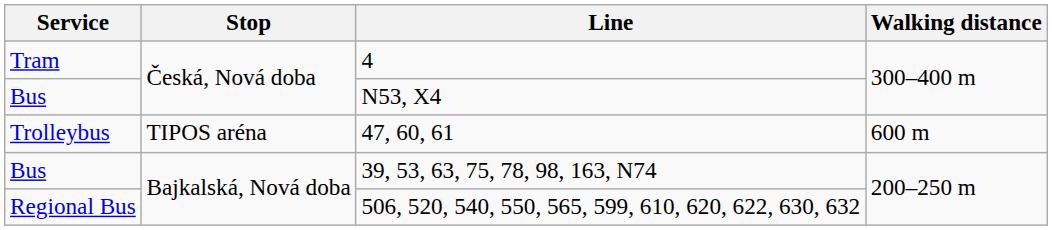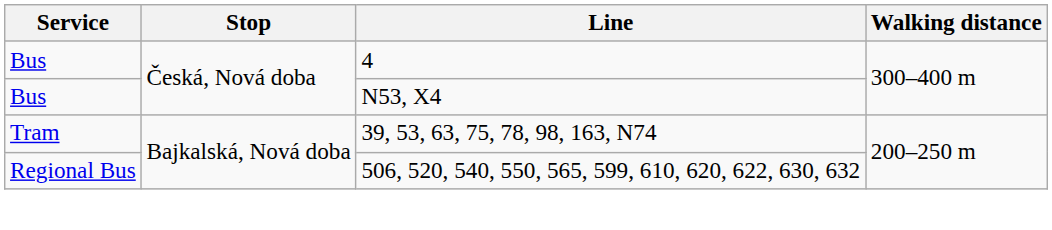(35, 59) Tram -> (28, 59) Bus
- row: (408, 133)
(28, 170) Bus -> (35, 133) Tram
